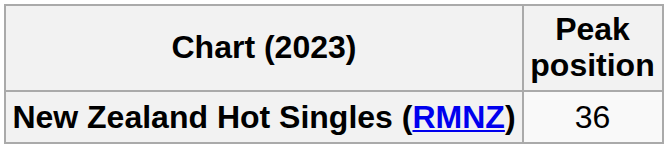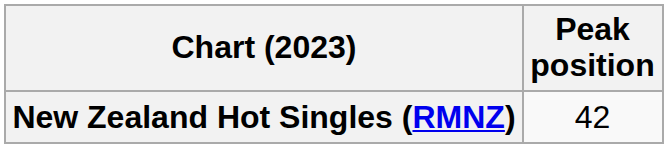(592, 116) 36 -> (592, 116) 42
